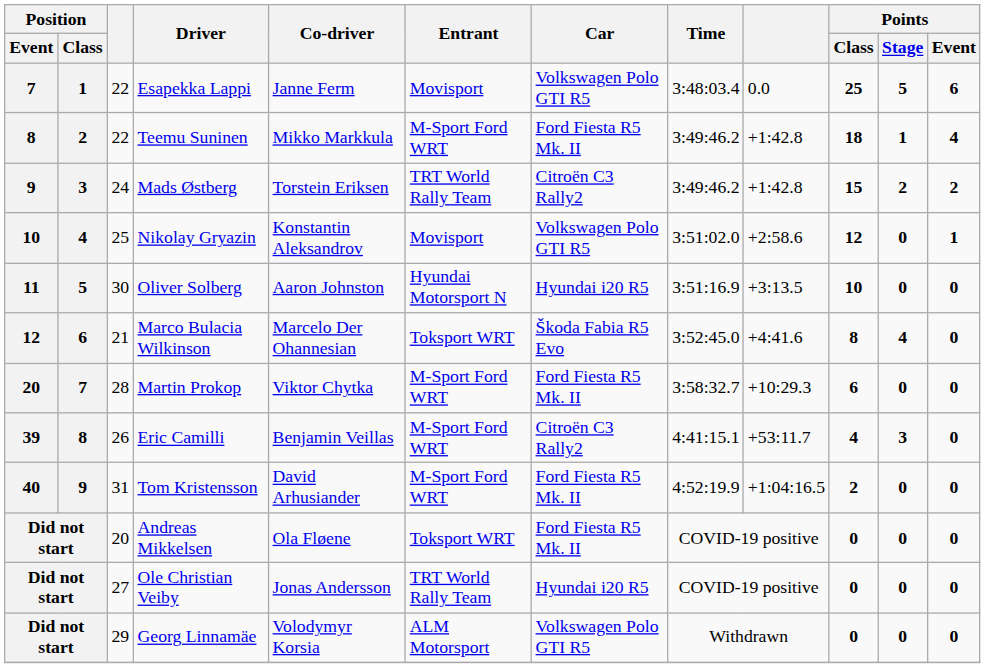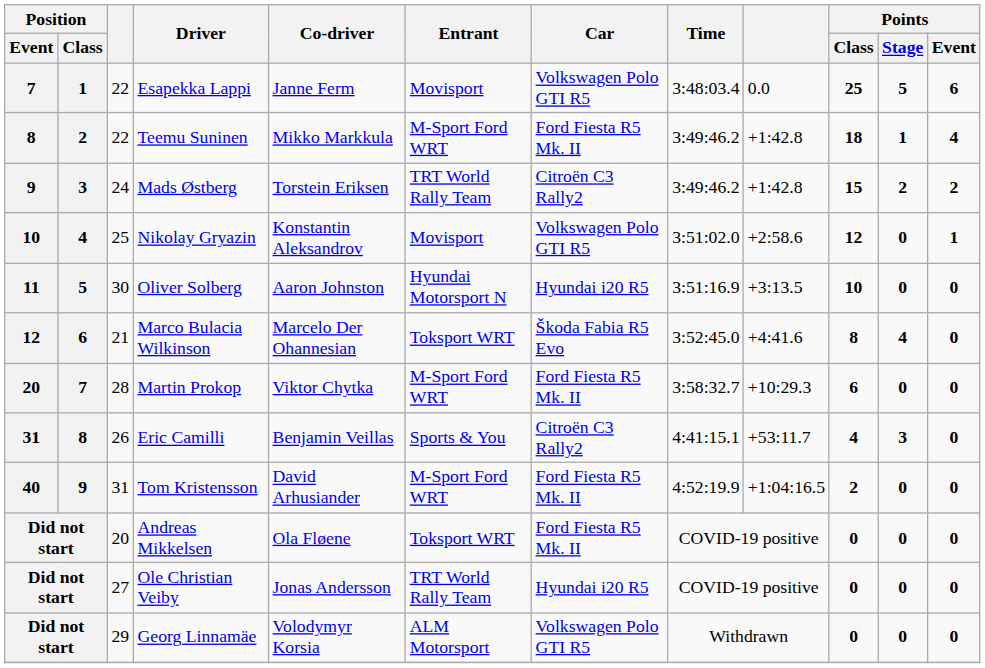(31, 437) 39 -> (31, 437) 31
(459, 437) M-Sport Ford WRT -> (458, 437) Sports & You
